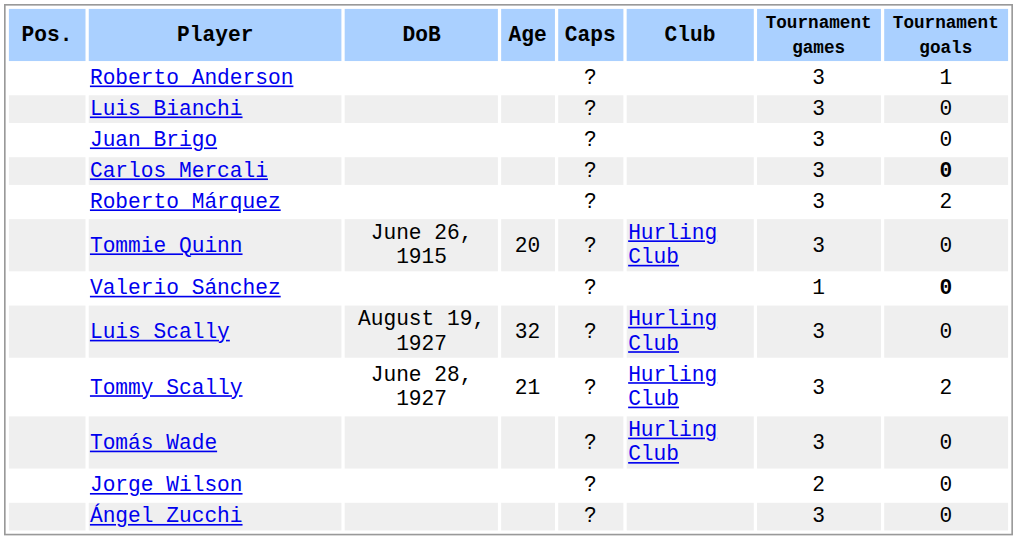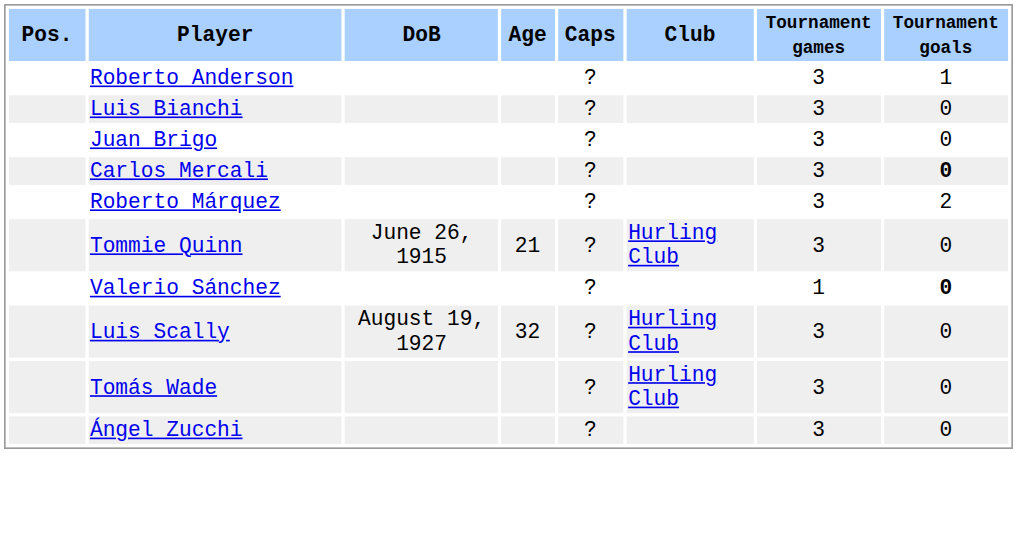(528, 245) 20 -> (528, 245) 21
- row: (166, 387)
- row: (166, 486)
